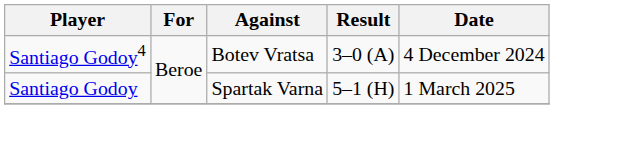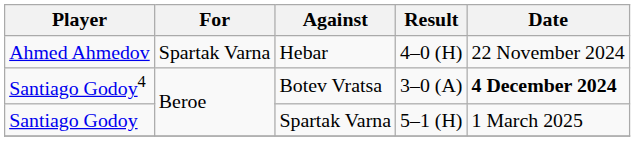+ row: (79, 51)
(474, 54) normal -> (544, 85) bold
